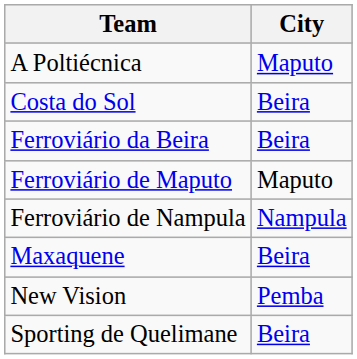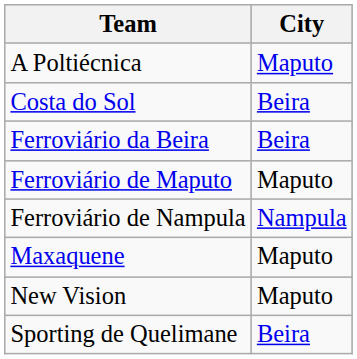(283, 256) Beira -> (295, 256) Maputo
(290, 295) Pemba -> (295, 295) Maputo
